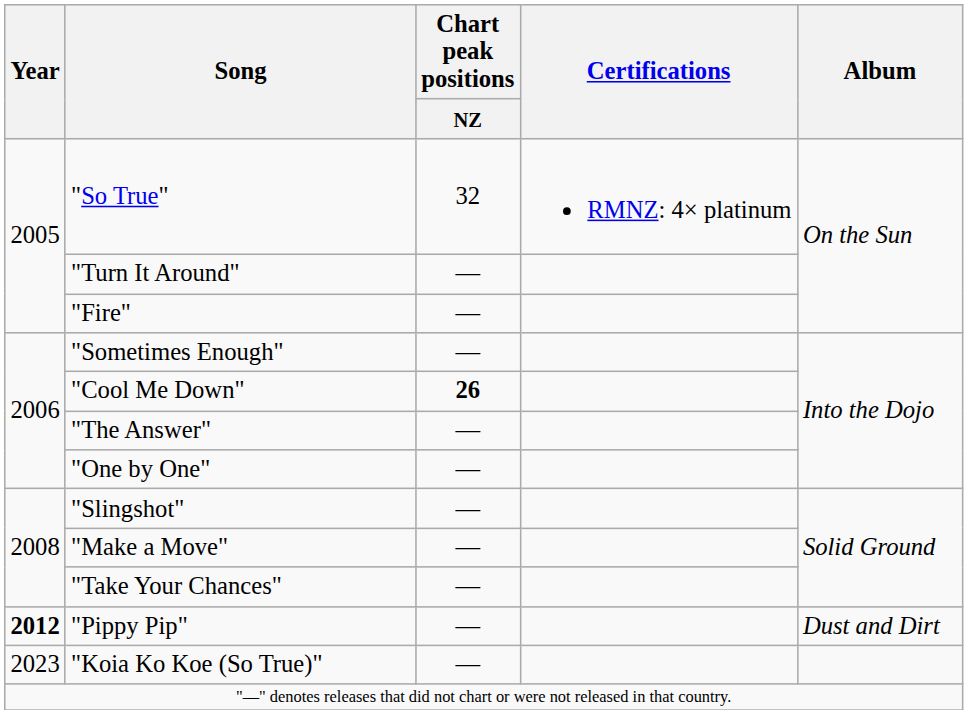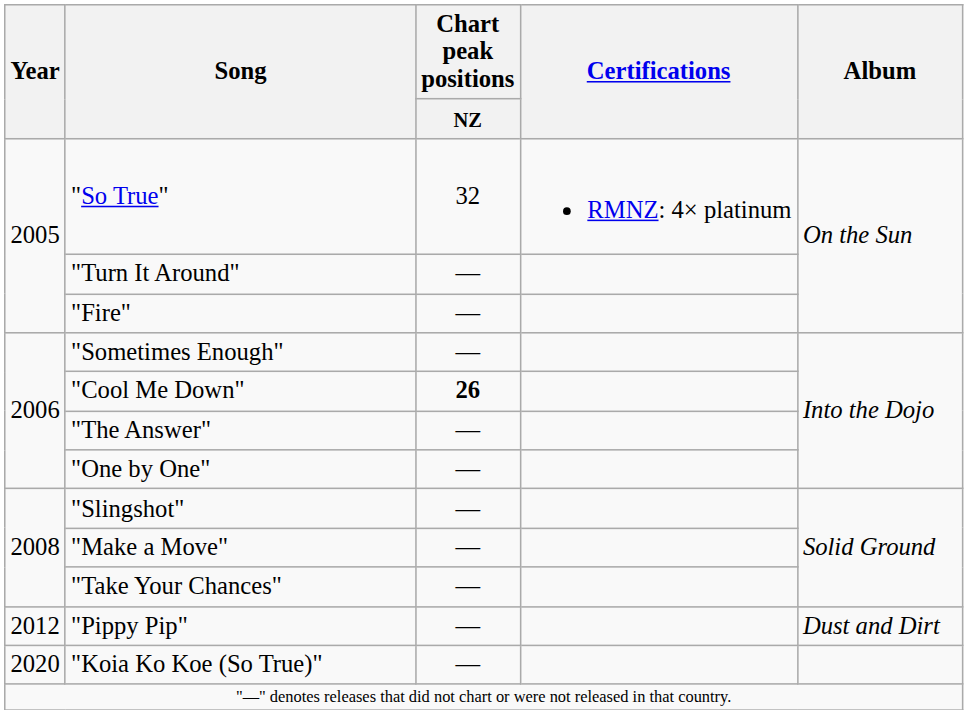(35, 625) bold -> (35, 625) normal
(35, 664) 2023 -> (35, 664) 2020
